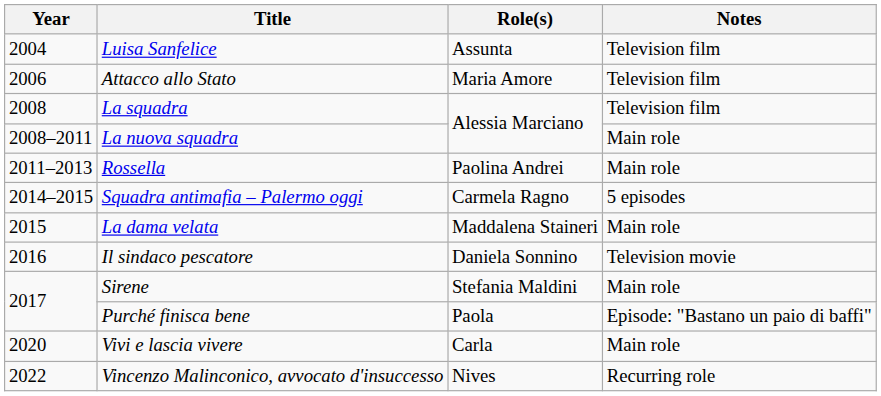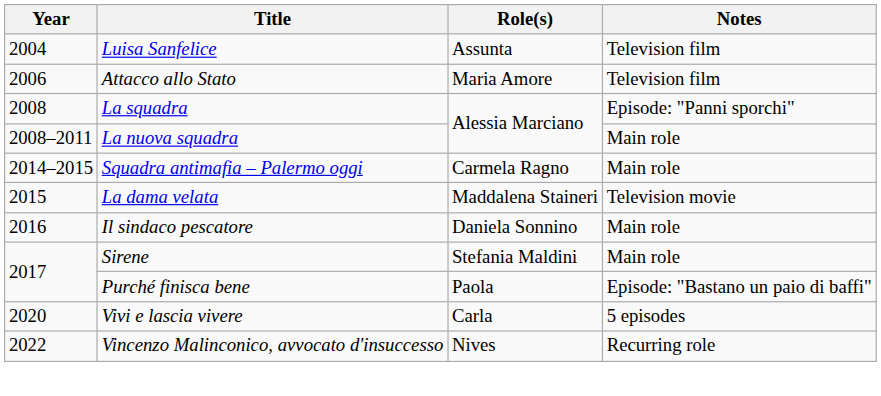(663, 108) Television film -> (701, 108) Episode: "Panni sporchi"
- row: (133, 167)
(646, 197) 5 episodes -> (643, 167) Main role
(643, 227) Main role -> (671, 197) Television movie
(671, 256) Television movie -> (643, 227) Main role
(643, 345) Main role -> (646, 316) 5 episodes
